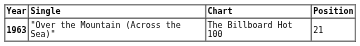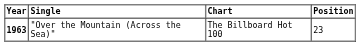(318, 30) 21 -> (318, 30) 23
